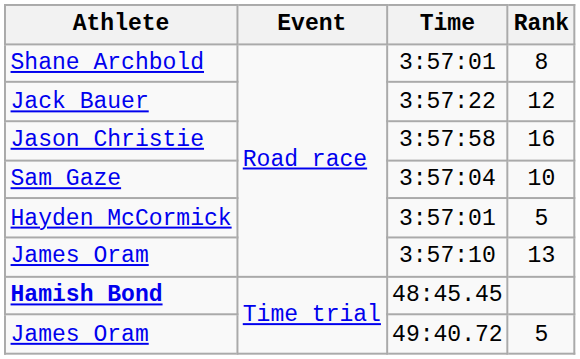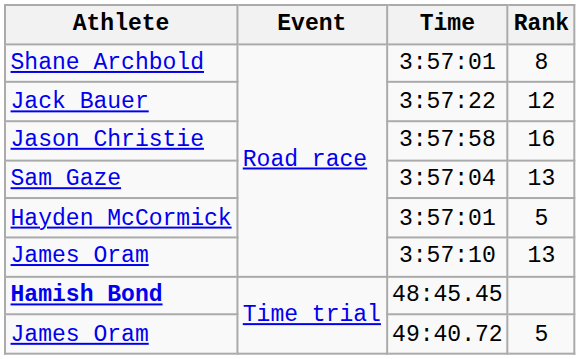(541, 179) 10 -> (541, 179) 13
